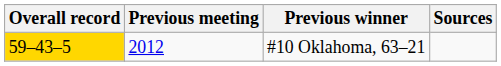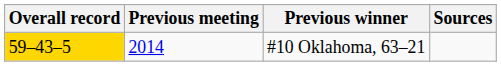(146, 46) 2012 -> (146, 46) 2014
